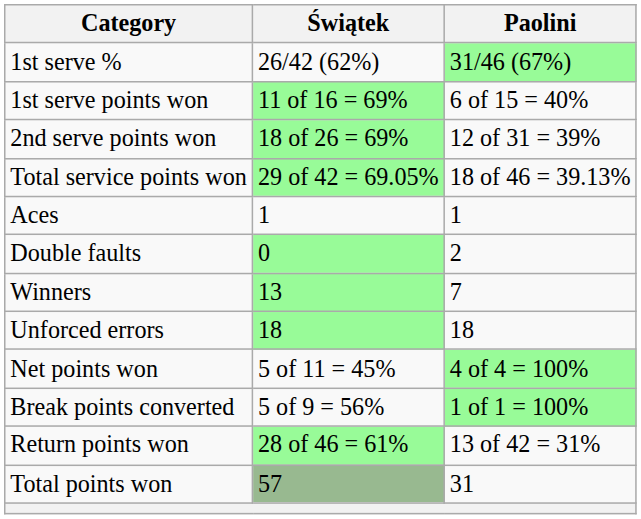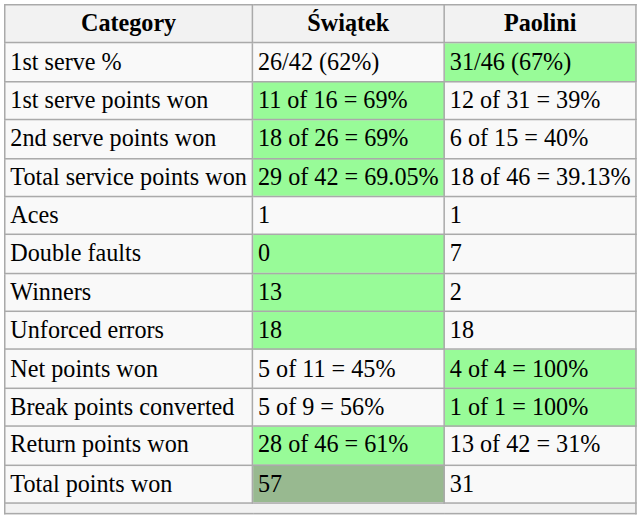(519, 100) 6 of 15 = 40% -> (525, 100) 12 of 31 = 39%
(525, 138) 12 of 31 = 39% -> (519, 138) 6 of 15 = 40%
(456, 253) 2 -> (456, 253) 7
(456, 291) 7 -> (456, 291) 2
